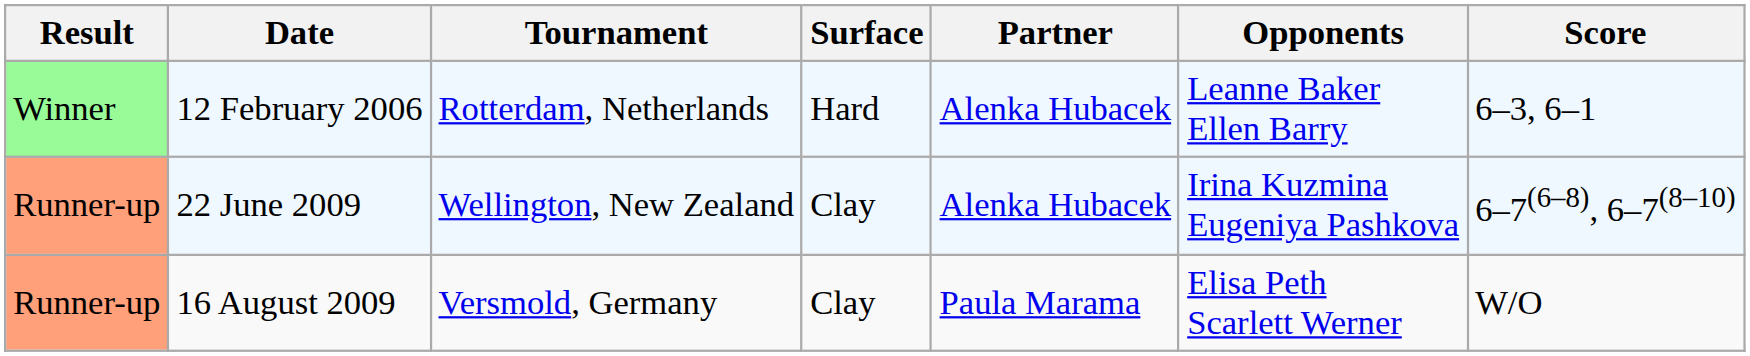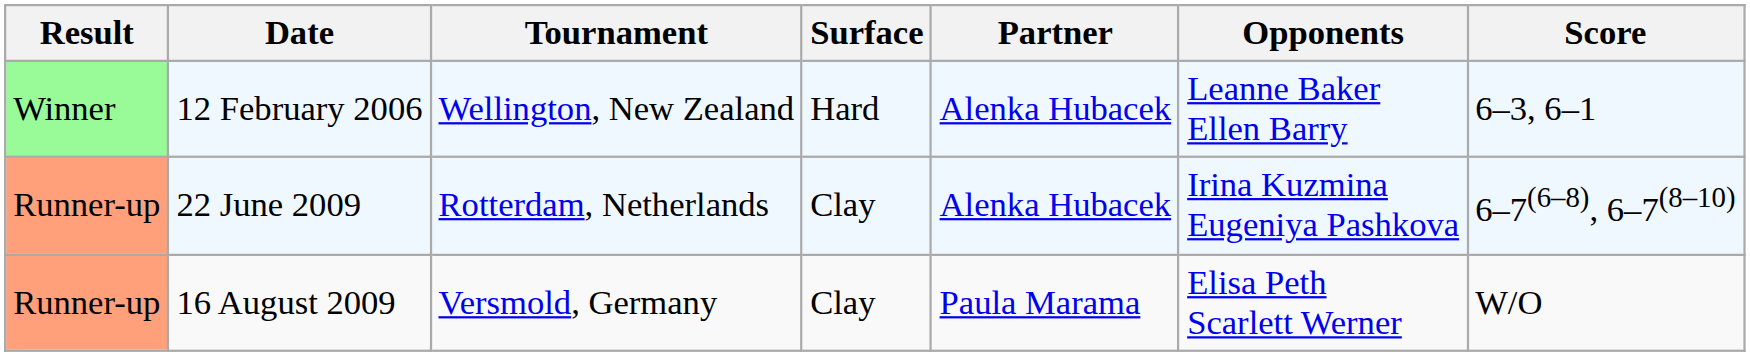(604, 108) Rotterdam, Netherlands -> (616, 108) Wellington, New Zealand
(616, 204) Wellington, New Zealand -> (604, 204) Rotterdam, Netherlands
